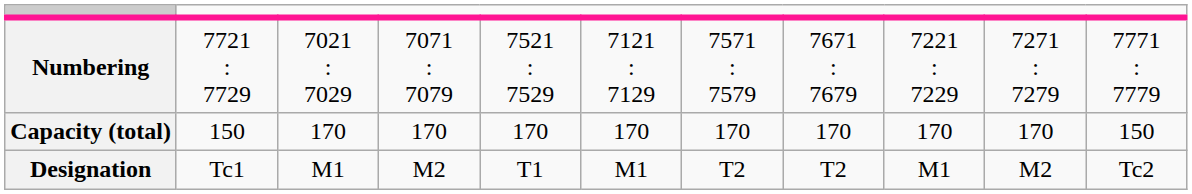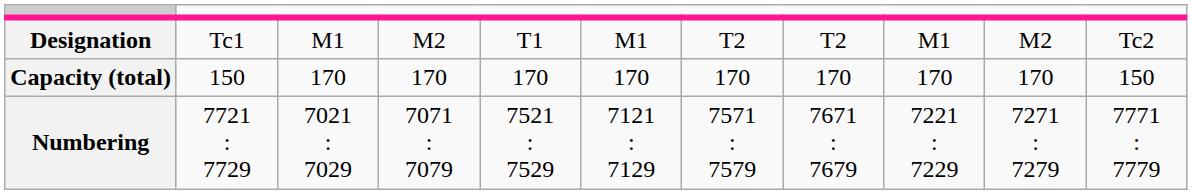rows swapped: (91, 169) <-> (91, 66)
